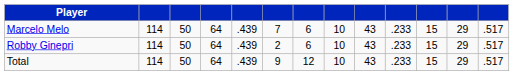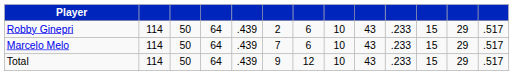rows swapped: (40, 45) <-> (38, 29)
